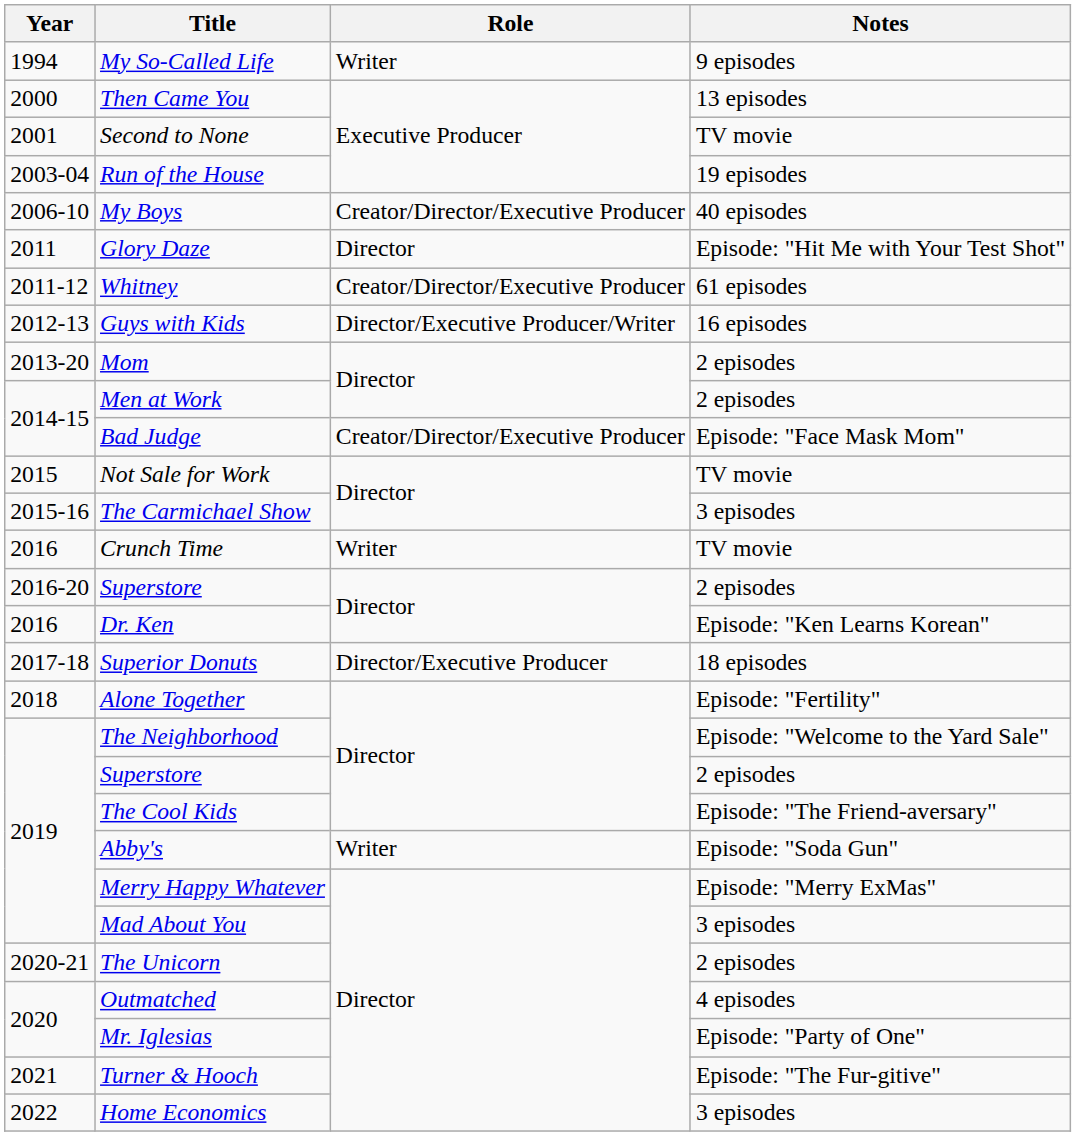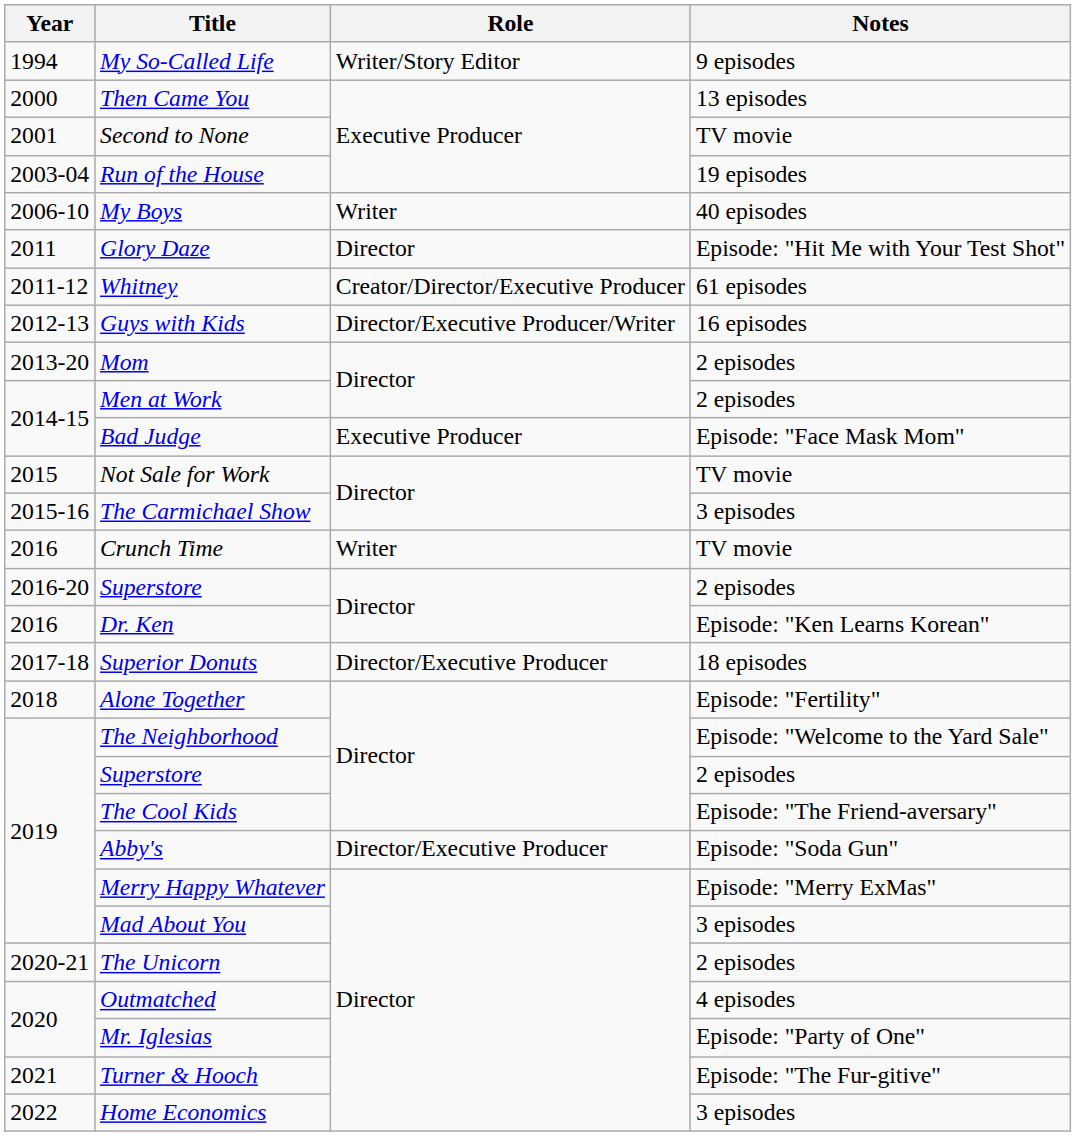(366, 60) Writer -> (428, 60) Writer/Story Editor
(510, 211) Creator/Director/Executive Producer -> (366, 211) Writer
(510, 436) Creator/Director/Executive Producer -> (429, 436) Executive Producer
(366, 849) Writer -> (472, 849) Director/Executive Producer
